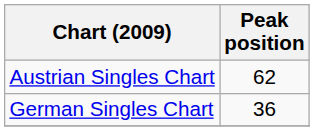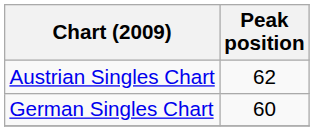(264, 109) 36 -> (264, 109) 60
